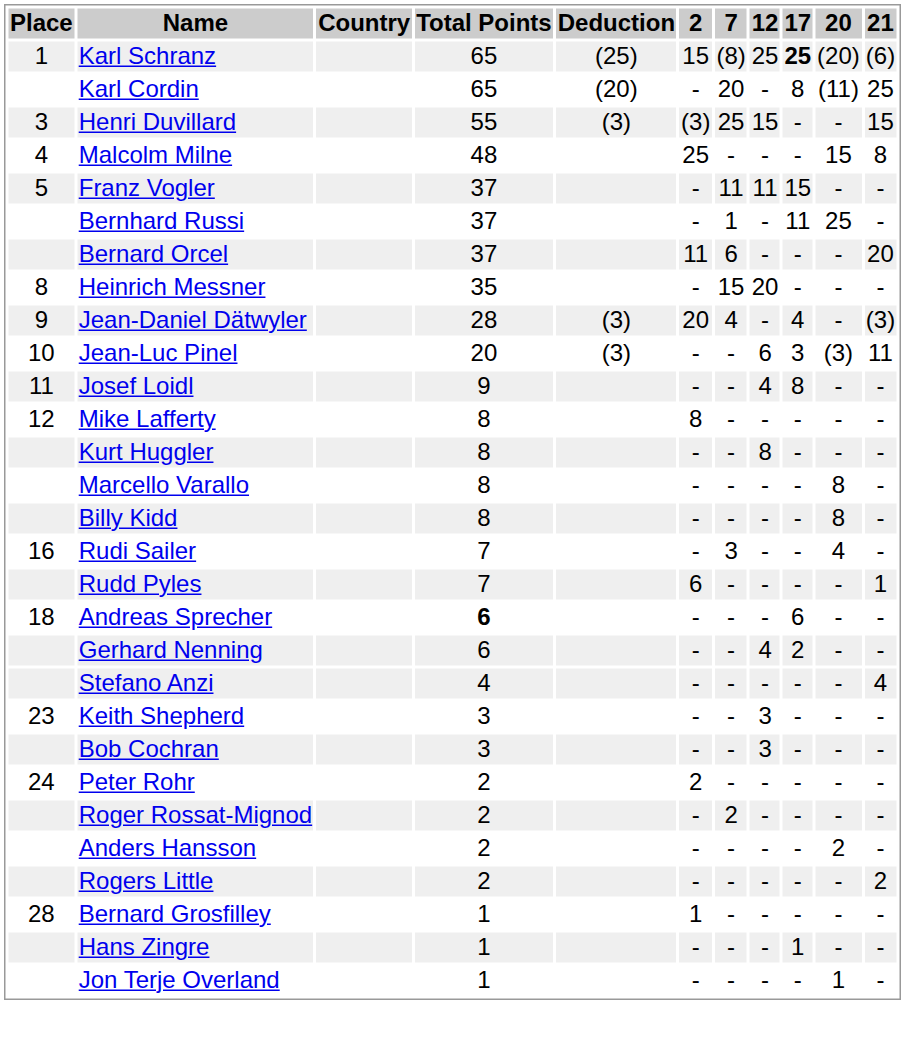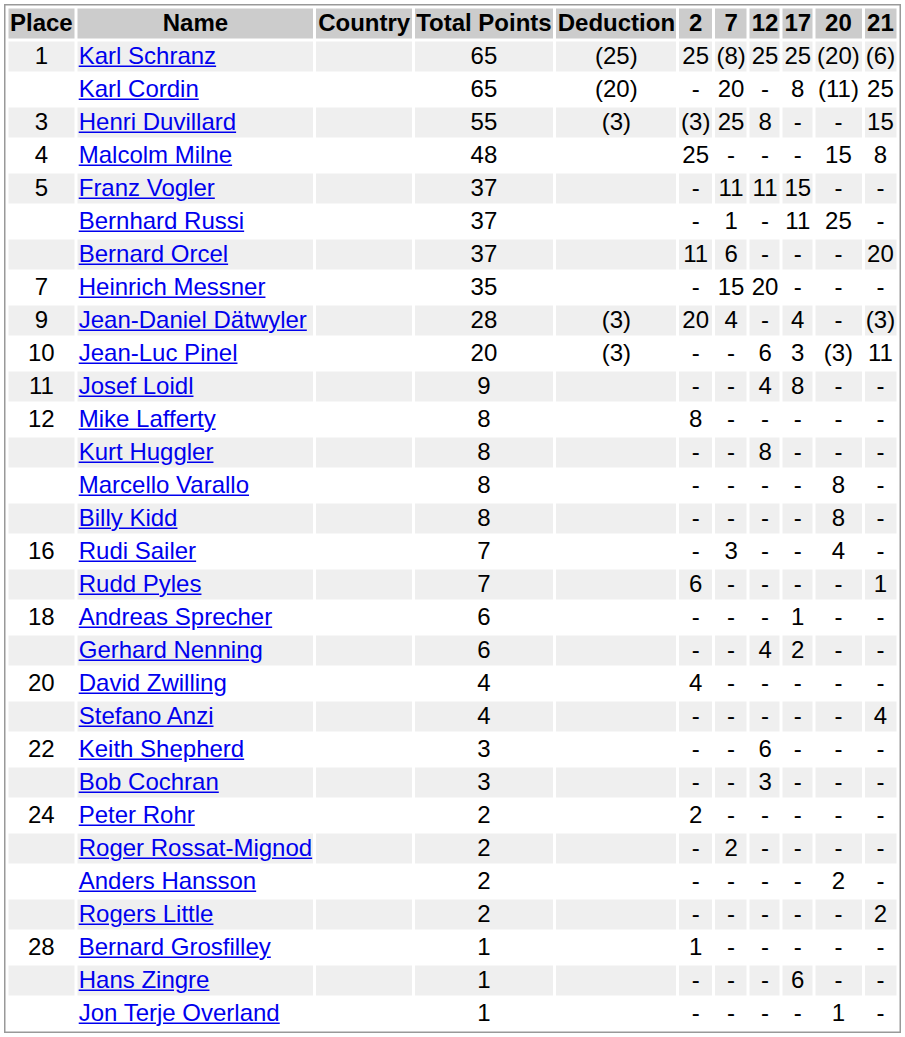(696, 56) 15 -> (696, 56) 25
(798, 56) bold -> (798, 56) normal
(765, 122) 15 -> (765, 122) 8
(41, 287) 8 -> (41, 287) 7
(484, 617) bold -> (484, 617) normal
(798, 617) 6 -> (798, 617) 1
+ row: (153, 683)
(41, 716) 23 -> (41, 749) 22
(765, 716) 3 -> (765, 749) 6
(798, 947) 1 -> (798, 980) 6
